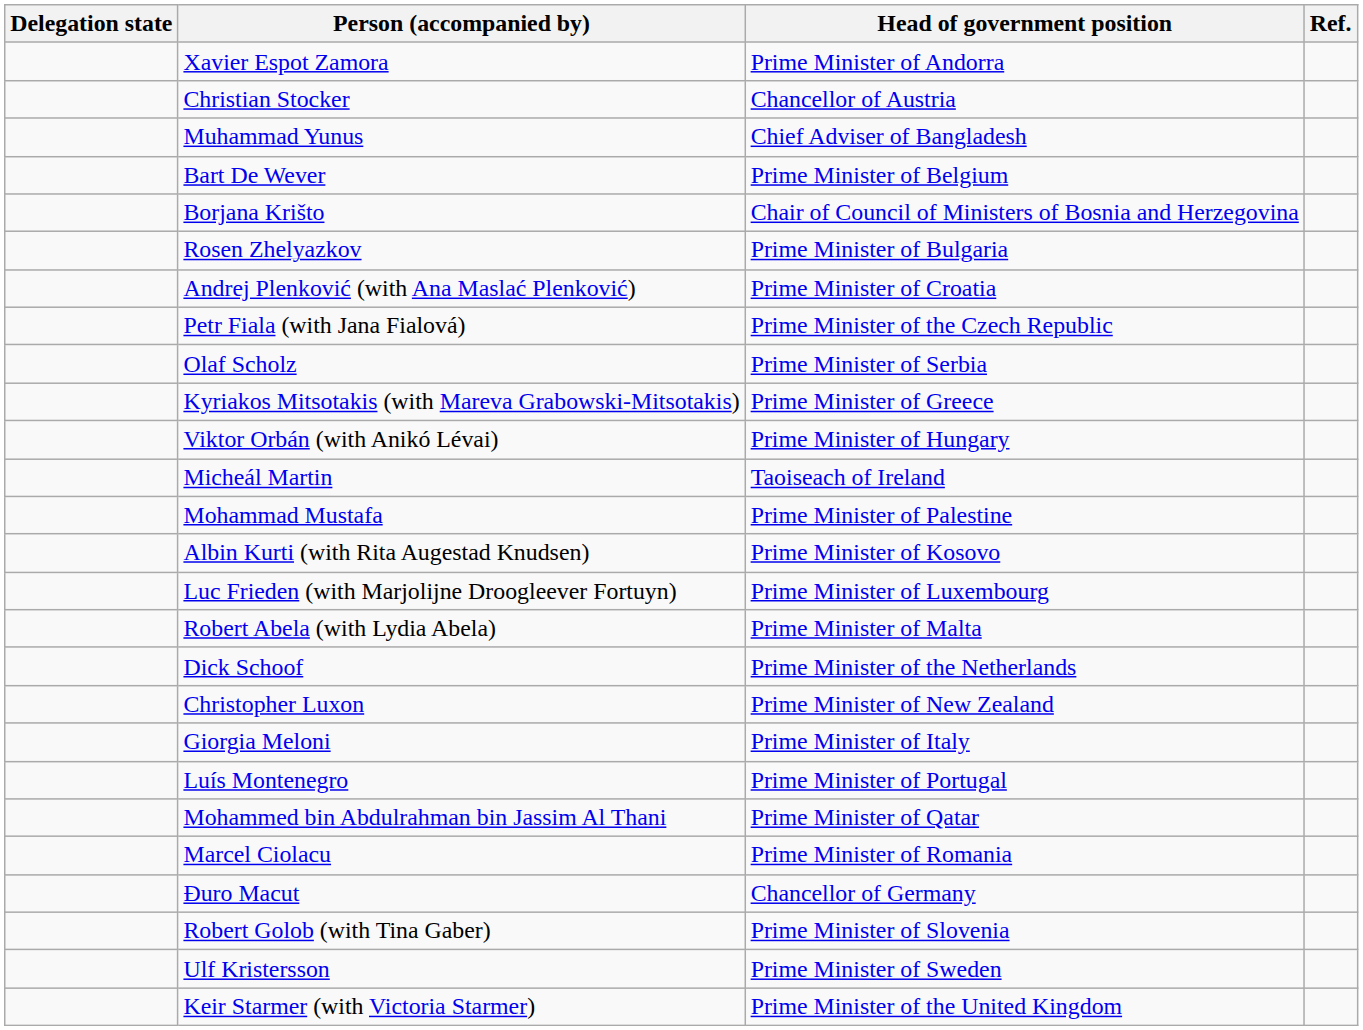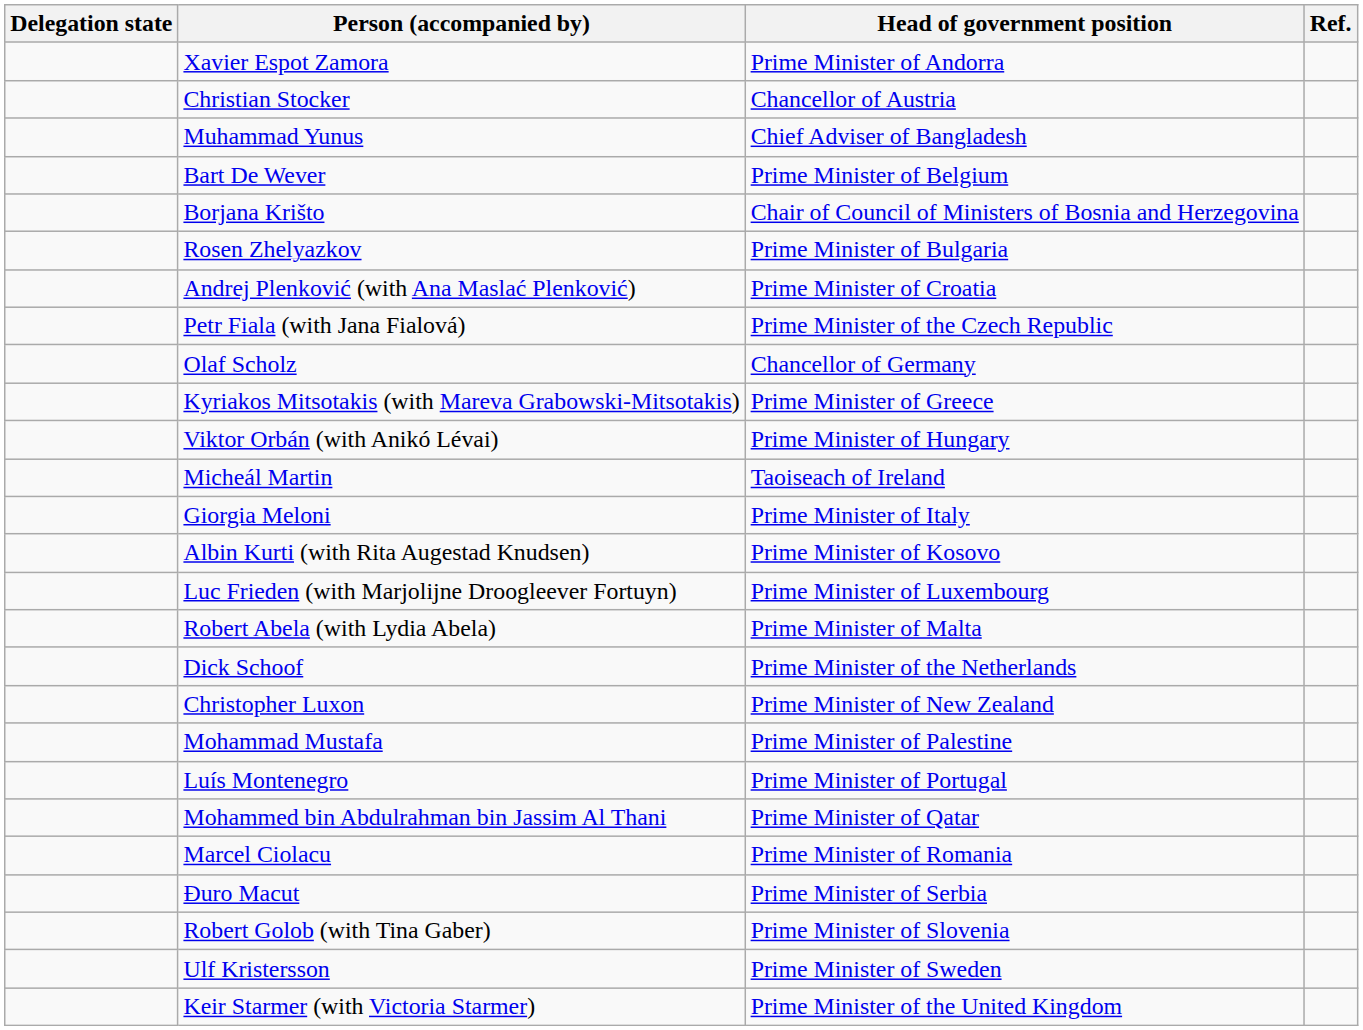(869, 363) Prime Minister of Serbia -> (863, 363) Chancellor of Germany
rows swapped: (257, 741) <-> (283, 514)
(863, 893) Chancellor of Germany -> (869, 893) Prime Minister of Serbia
